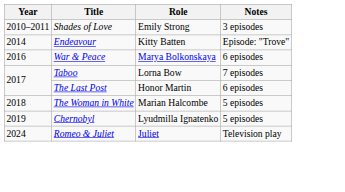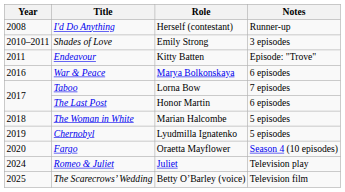+ row: (84, 27)
(16, 42) 2014 -> (16, 57) 2011
+ row: (66, 149)
+ row: (103, 179)
